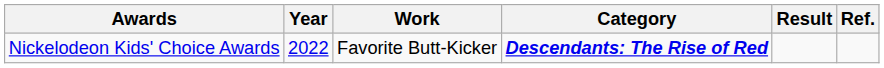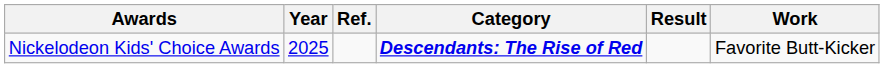columns swapped: (417, 18) <-> (858, 18)
(308, 47) 2022 -> (308, 47) 2025
